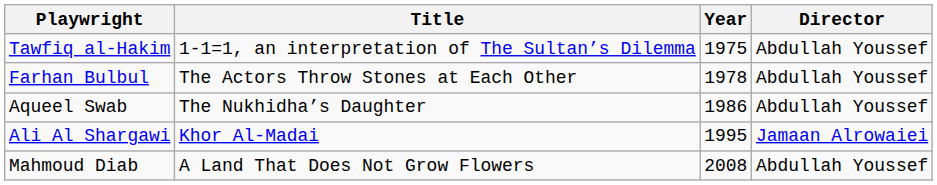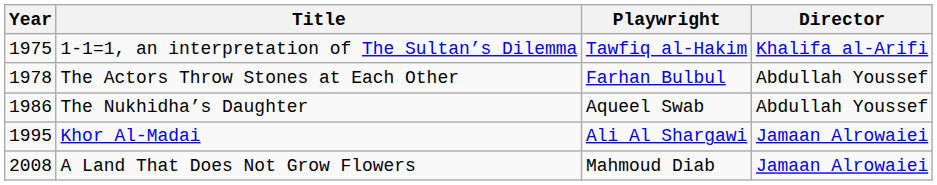columns swapped: (726, 19) <-> (90, 19)
(842, 49) Abdullah Youssef -> (842, 49) Khalifa al-Arifi
(842, 166) Abdullah Youssef -> (842, 166) Jamaan Alrowaiei
